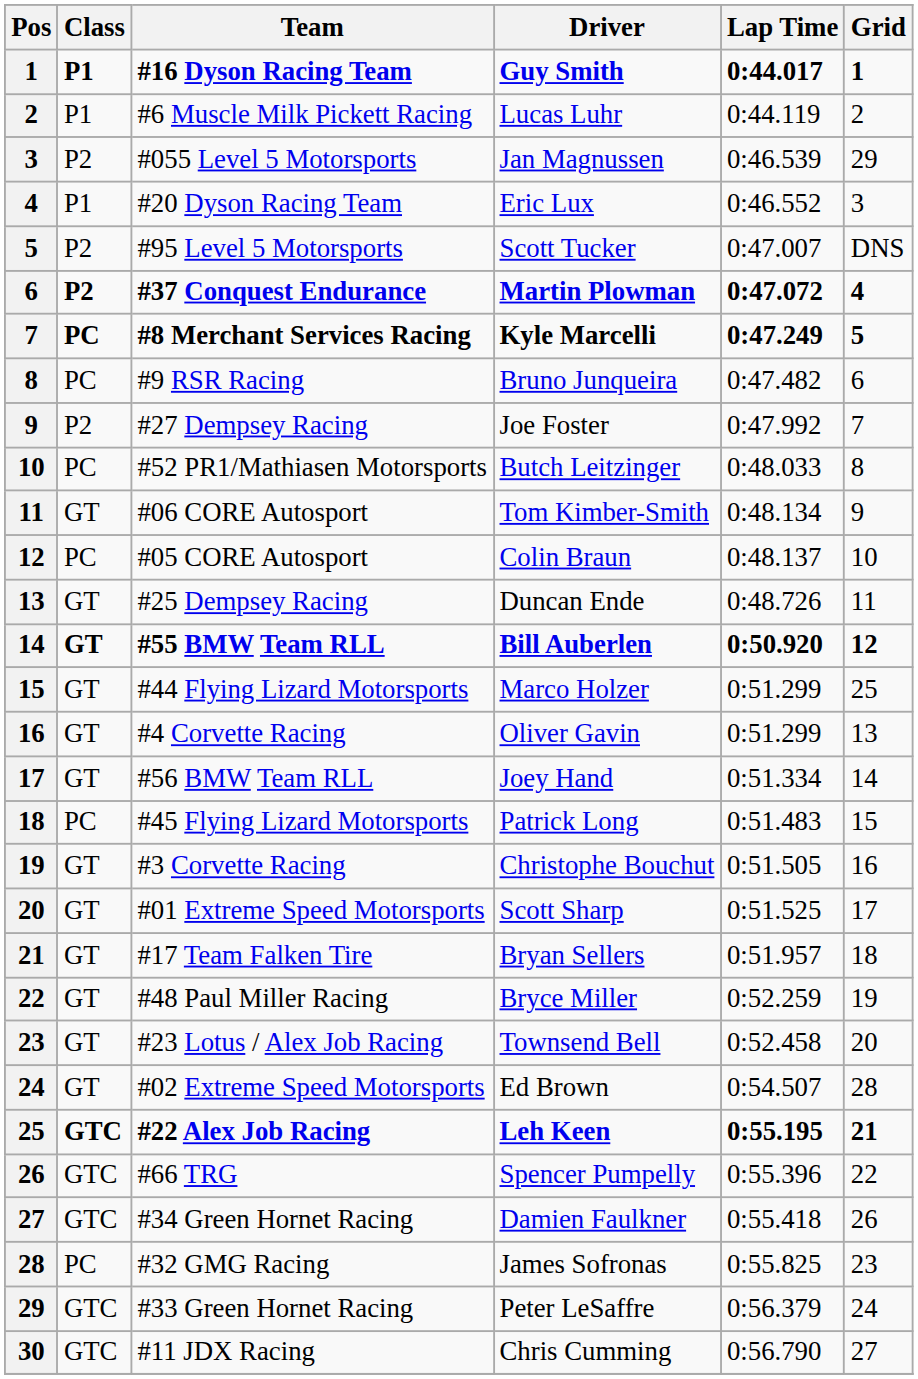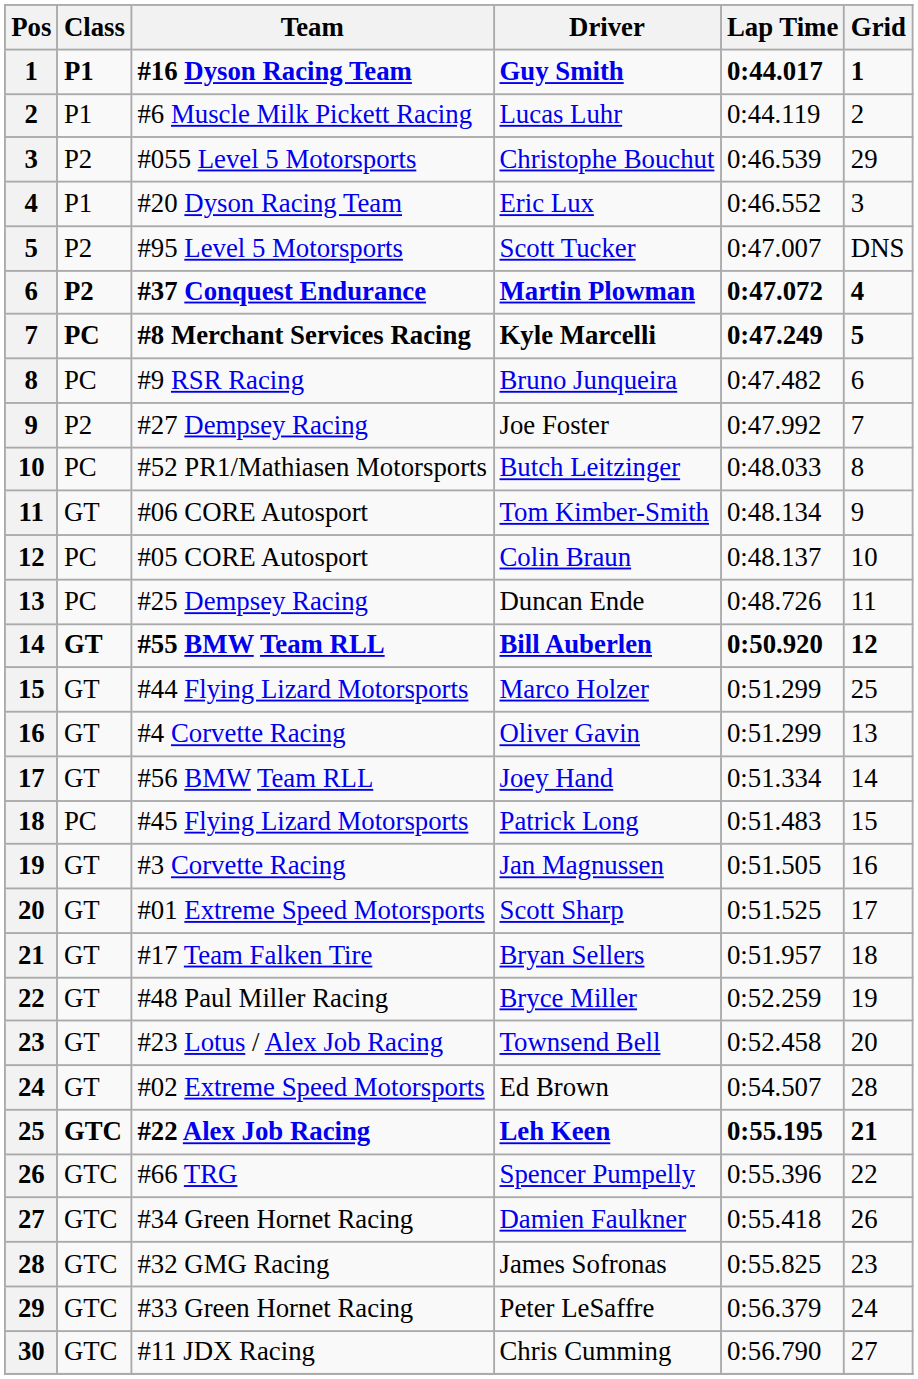(582, 159) Jan Magnussen -> (607, 159) Christophe Bouchut
(82, 601) GT -> (80, 601) PC
(607, 866) Christophe Bouchut -> (582, 866) Jan Magnussen
(80, 1263) PC -> (91, 1263) GTC
